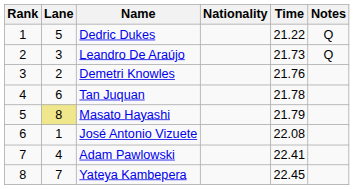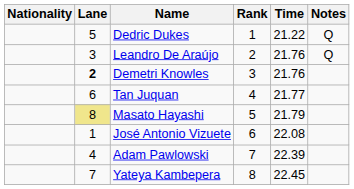columns swapped: (23, 14) <-> (235, 14)
(289, 54) 21.73 -> (289, 54) 21.76
(59, 74) normal -> (93, 74) bold
(289, 94) 21.78 -> (289, 94) 21.77
(289, 154) 22.41 -> (289, 154) 22.39
